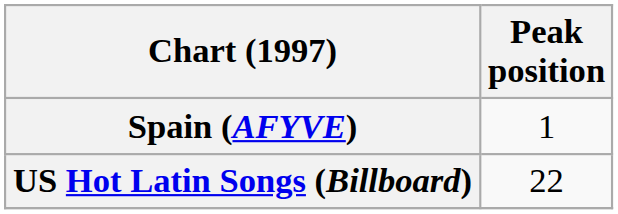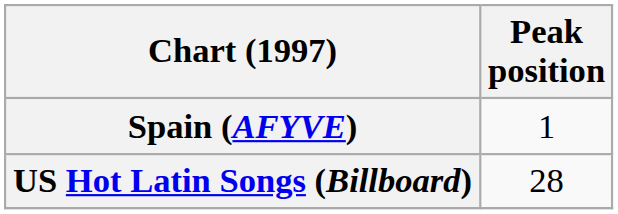(547, 180) 22 -> (547, 180) 28
